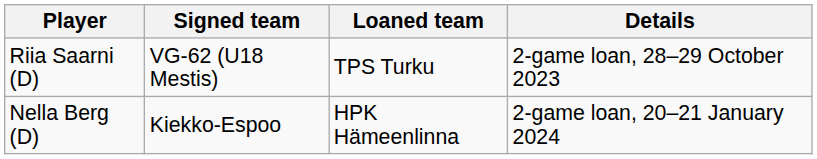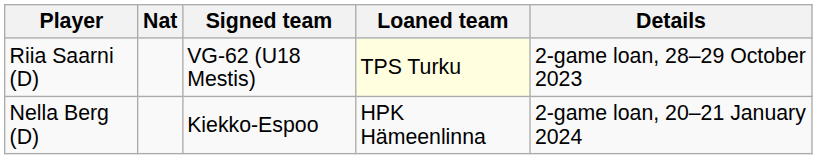+ column: (160, 21)
(384, 67) no background -> (411, 67) lightyellow background
